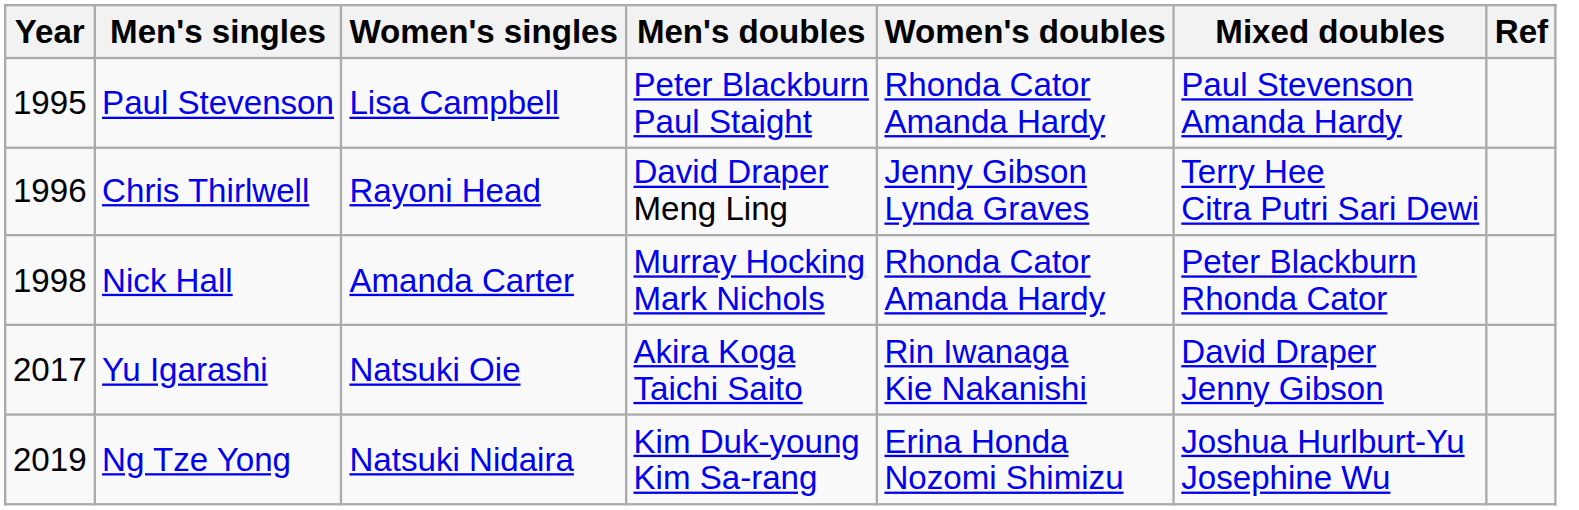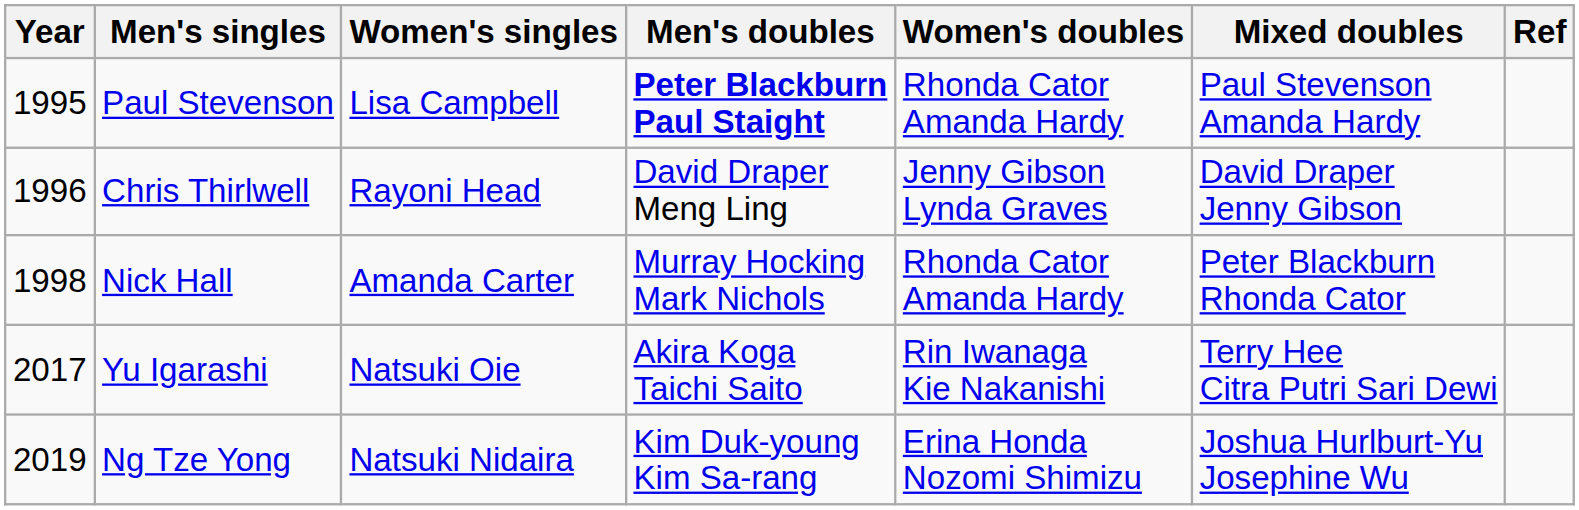(751, 102) normal -> (760, 102) bold
(1330, 192) Terry Hee Citra Putri Sari Dewi -> (1301, 192) David Draper Jenny Gibson
(1282, 370) David Draper Jenny Gibson -> (1349, 370) Terry Hee Citra Putri Sari Dewi
